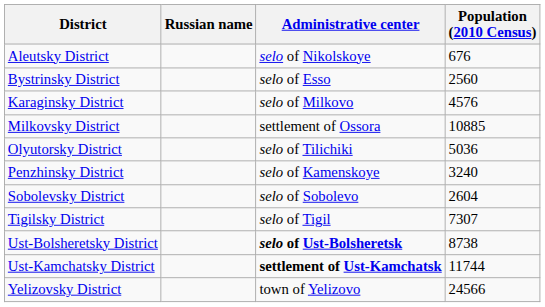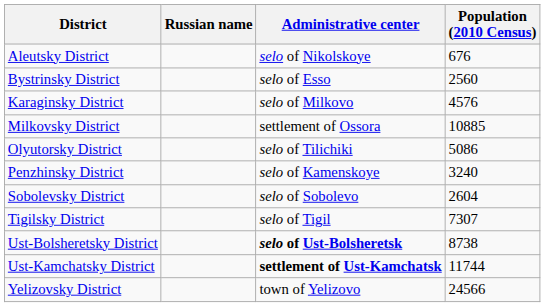(463, 149) 5036 -> (463, 149) 5086
